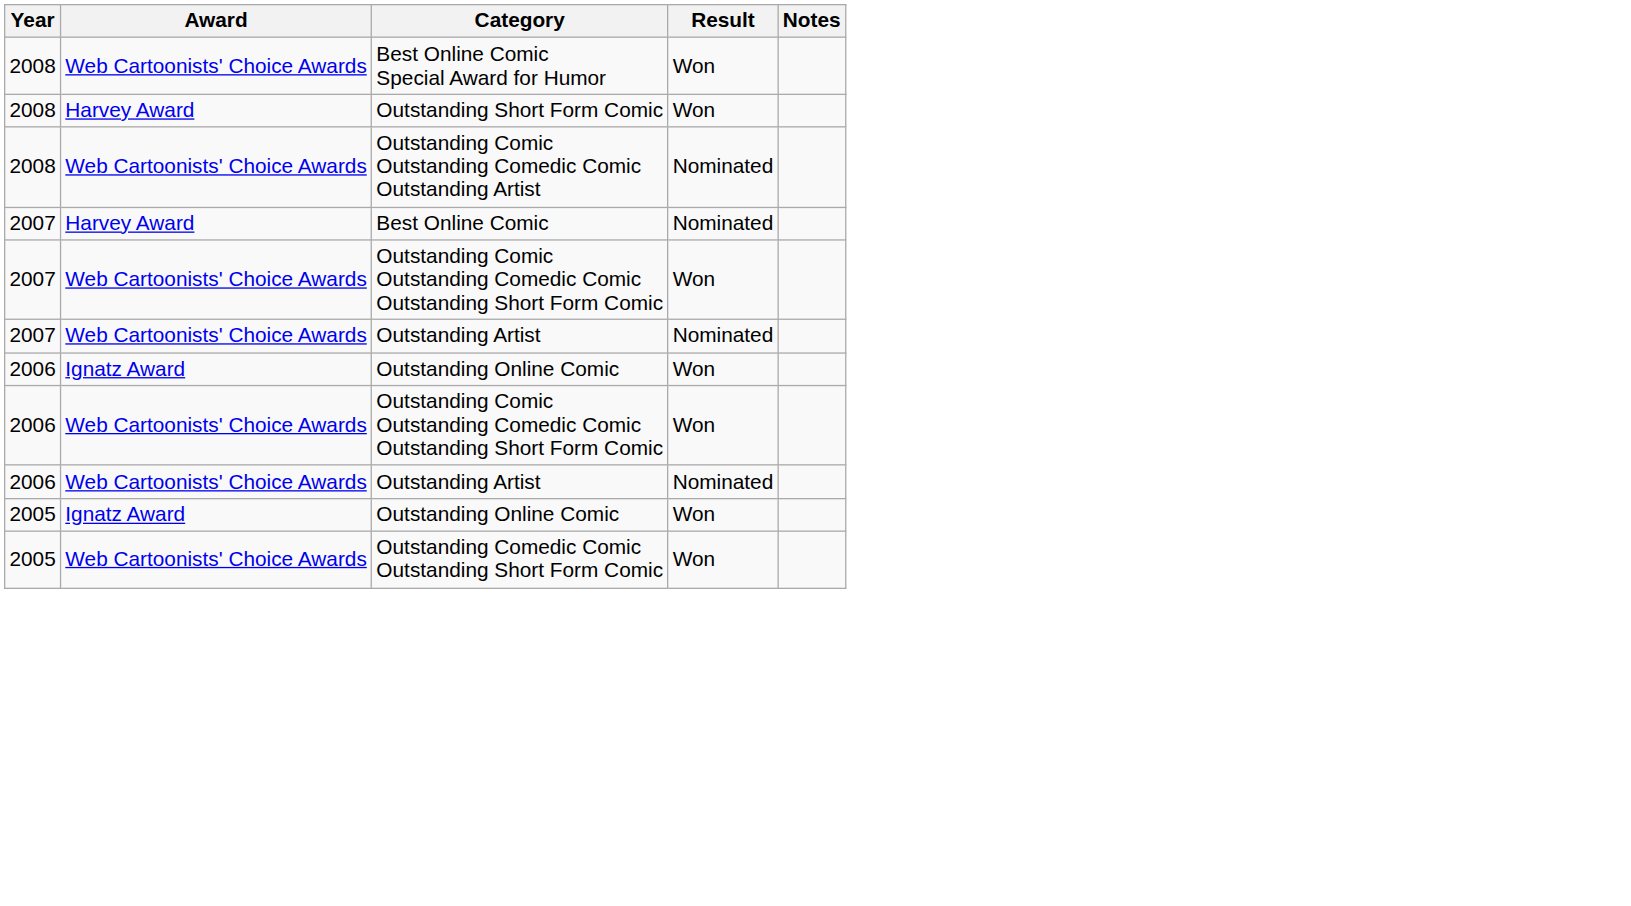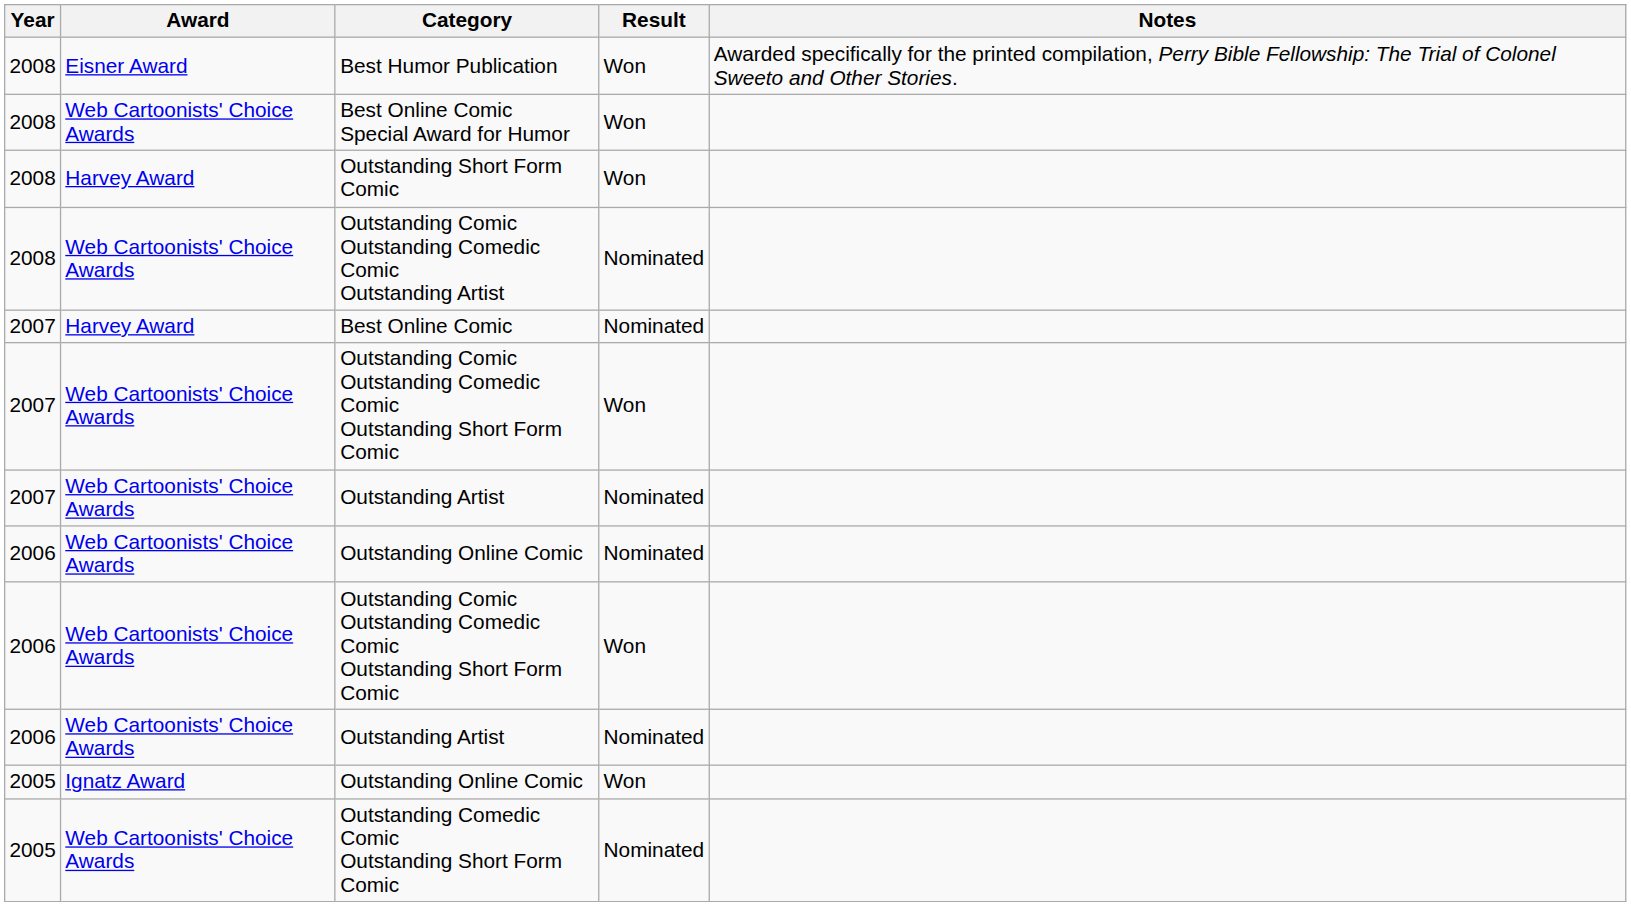+ row: (33, 65)
(125, 368) Ignatz Award -> (179, 553) Web Cartoonists' Choice Awards
(694, 368) Won -> (654, 553) Nominated
(694, 559) Won -> (654, 849) Nominated
